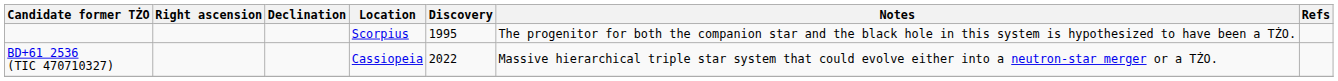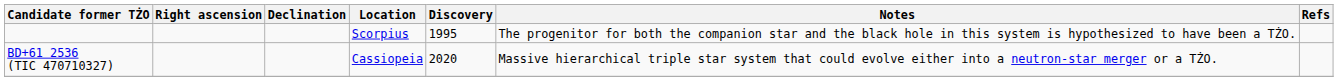(443, 59) 2022 -> (443, 59) 2020
